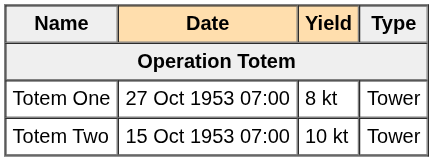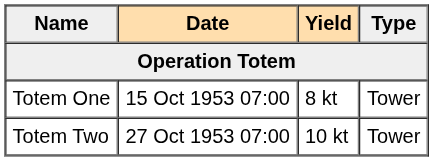(208, 98) 27 Oct 1953 07:00 -> (208, 98) 15 Oct 1953 07:00
(208, 136) 15 Oct 1953 07:00 -> (208, 136) 27 Oct 1953 07:00
